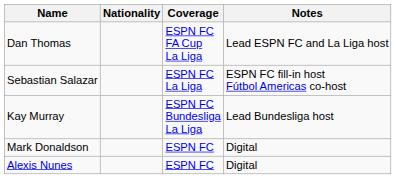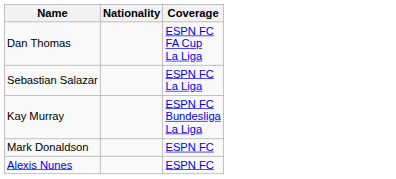- column: (307, 13)
